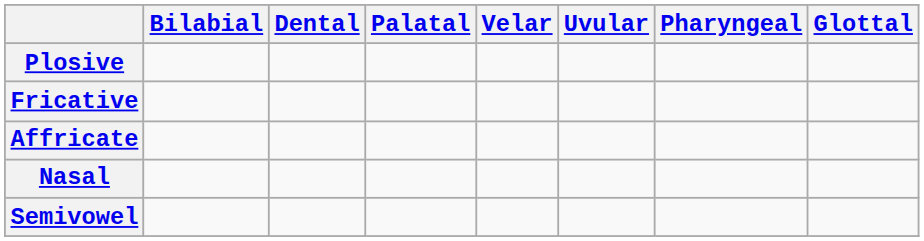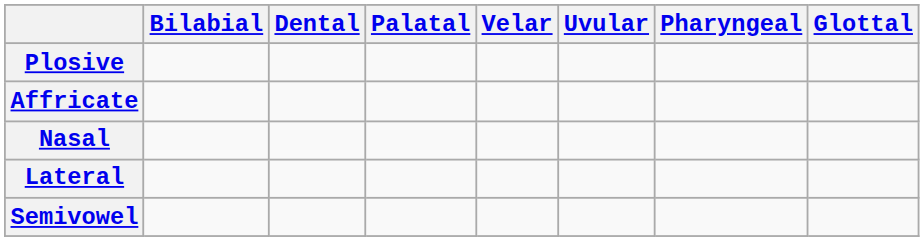- row: (74, 101)
+ row: (74, 178)
